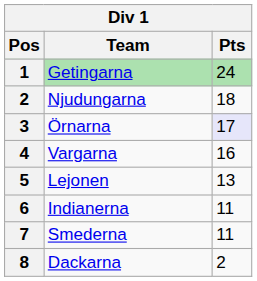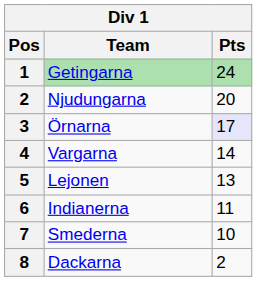(226, 99) 18 -> (226, 99) 20
(226, 153) 16 -> (226, 153) 14
(225, 235) 11 -> (226, 235) 10
